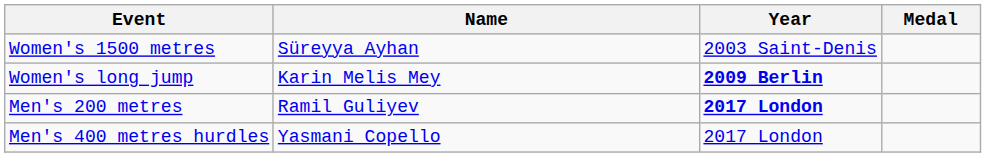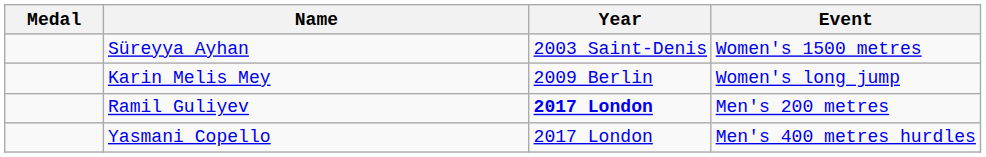columns swapped: (931, 19) <-> (139, 19)
(763, 78) bold -> (593, 78) normal
